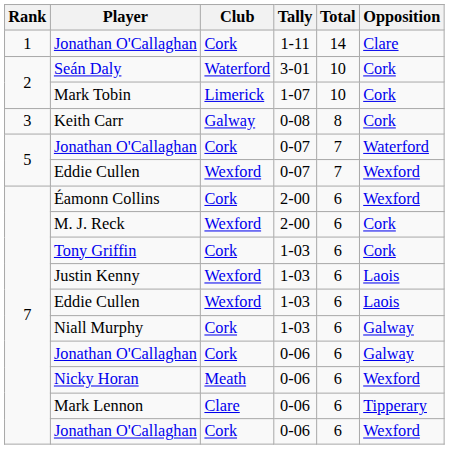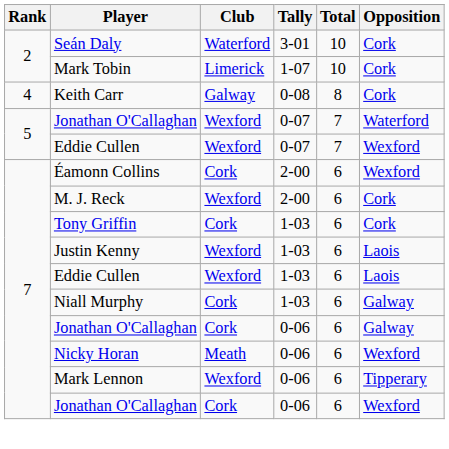- row: (125, 43)
(27, 120) 3 -> (27, 95) 4
(221, 146) Cork -> (233, 120) Wexford
(222, 405) Clare -> (233, 379) Wexford
